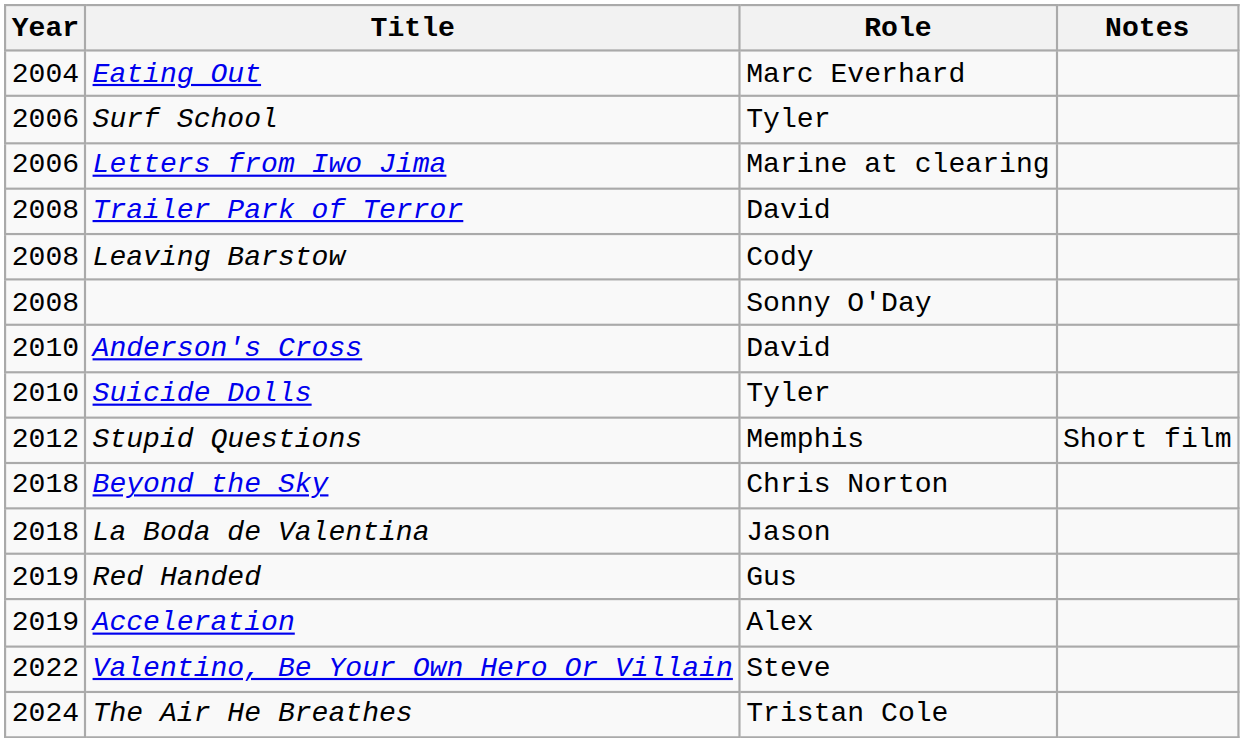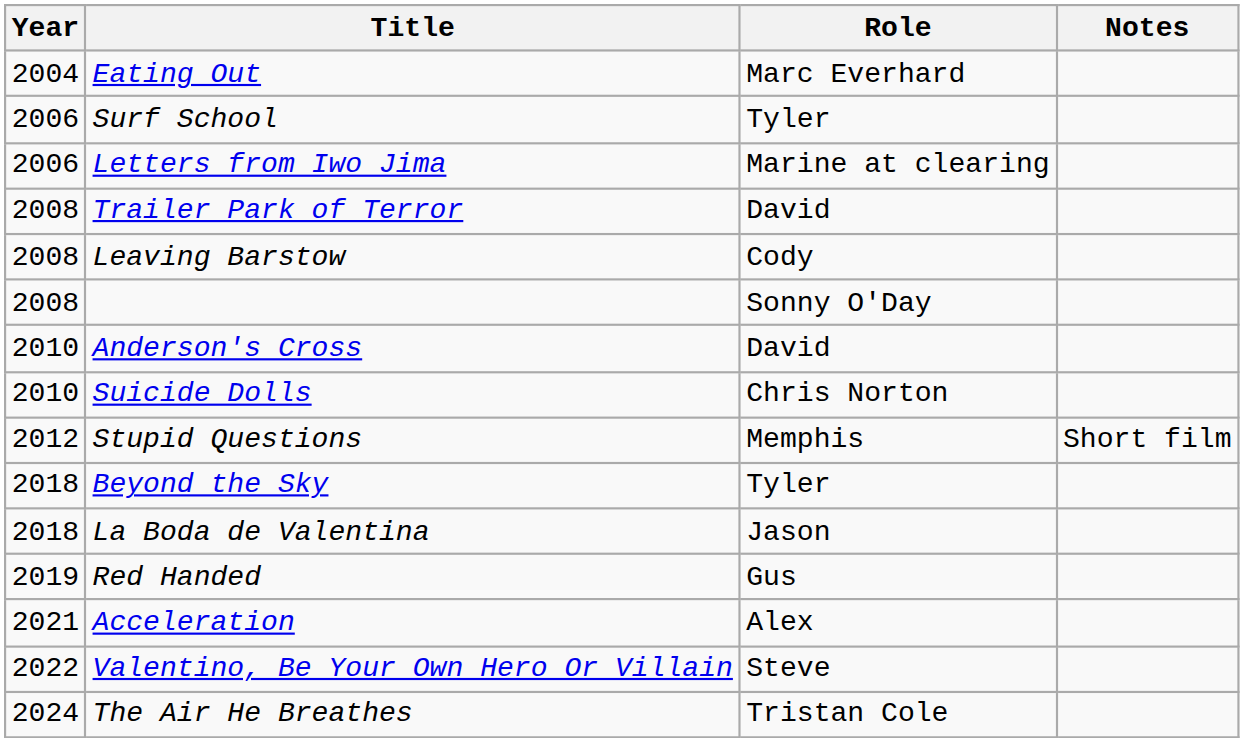(788, 394) Tyler -> (847, 394) Chris Norton
(847, 486) Chris Norton -> (788, 486) Tyler
(45, 623) 2019 -> (45, 623) 2021
